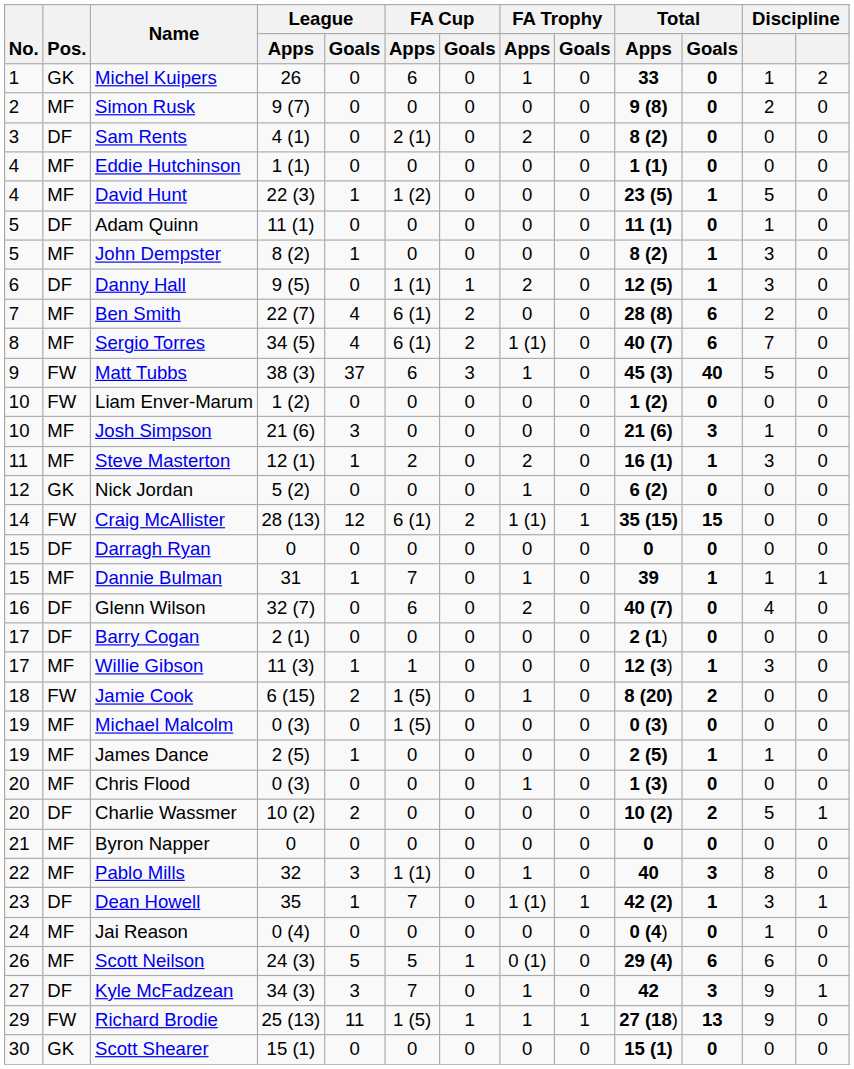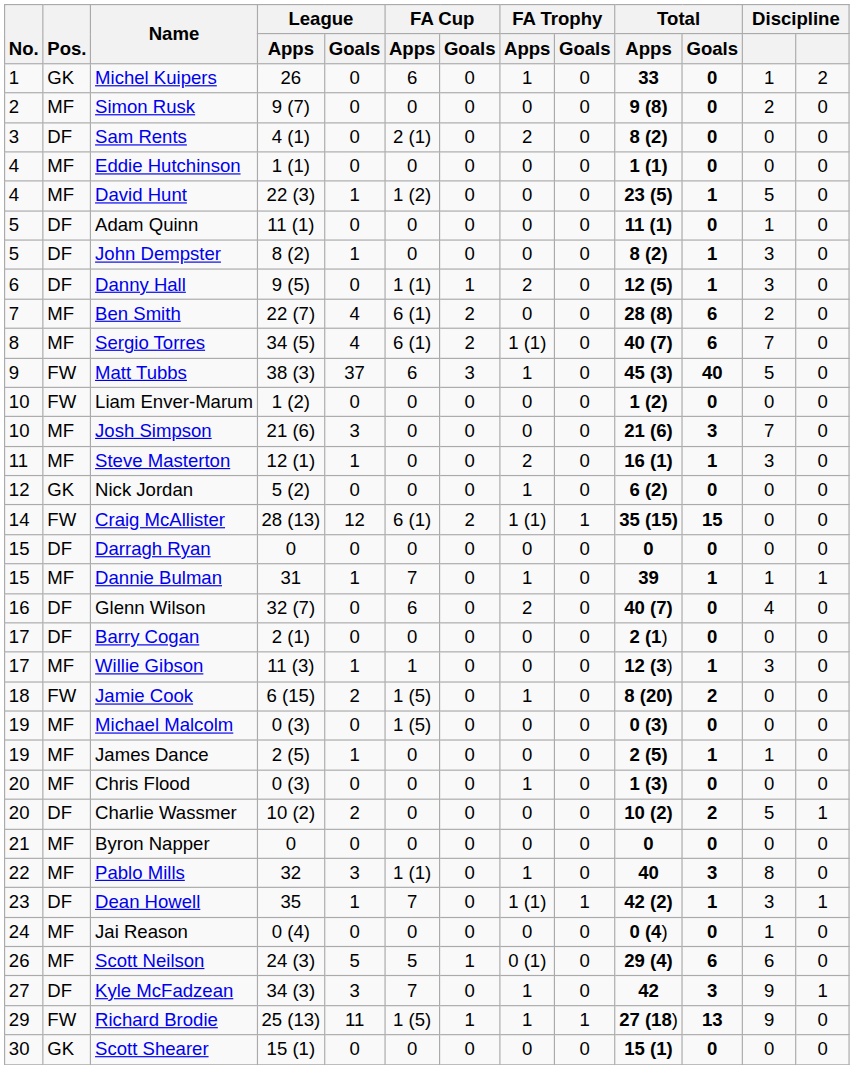(61, 254) MF -> (60, 254) DF
(769, 431) 1 -> (769, 431) 7
(412, 460) 2 -> (412, 460) 0
